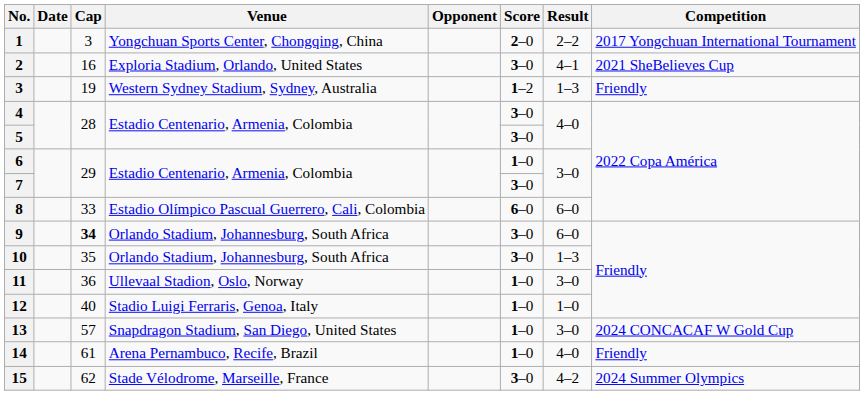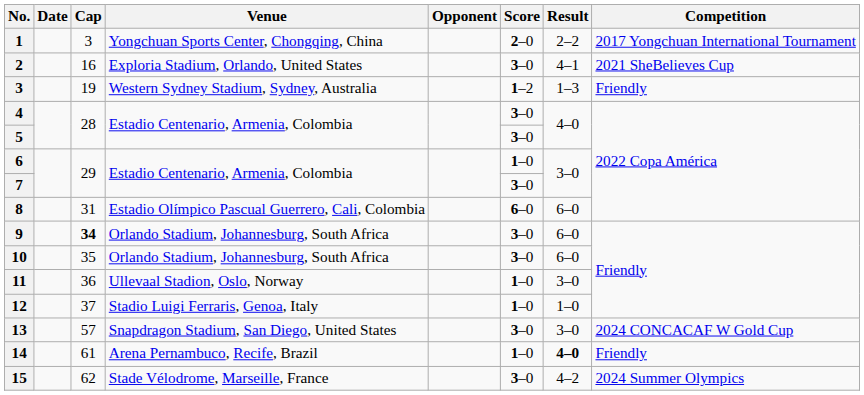(88, 209) 33 -> (88, 209) 31
(568, 257) 1–3 -> (568, 257) 6–0
(88, 305) 40 -> (88, 305) 37
(522, 329) 1–0 -> (522, 329) 3–0
(568, 354) normal -> (568, 354) bold
